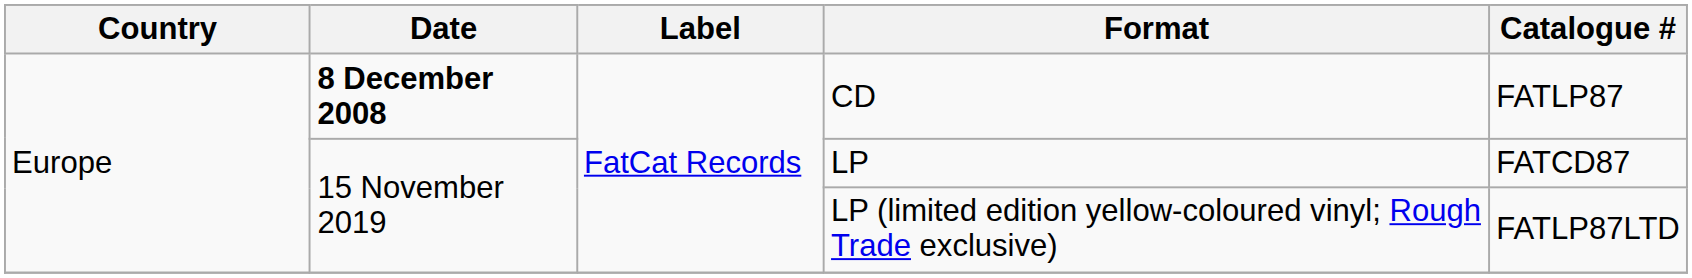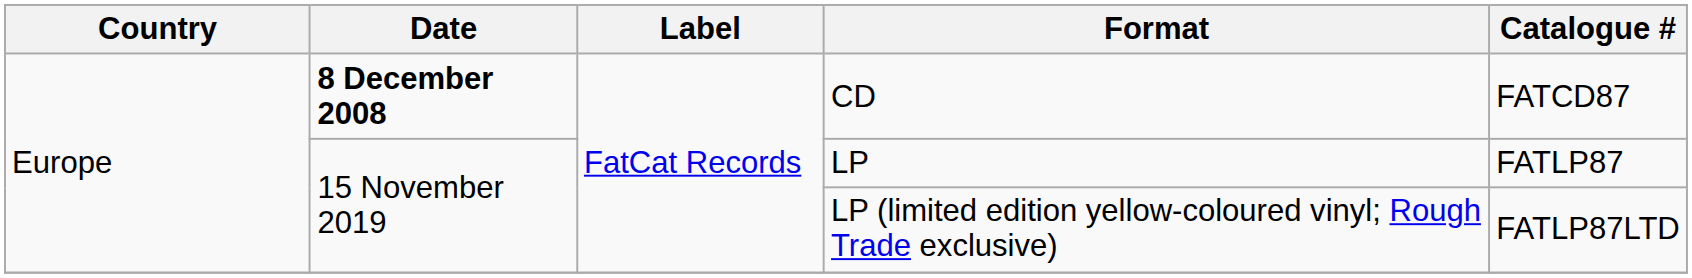(1560, 95) FATLP87 -> (1563, 95) FATCD87
(1563, 162) FATCD87 -> (1560, 162) FATLP87
